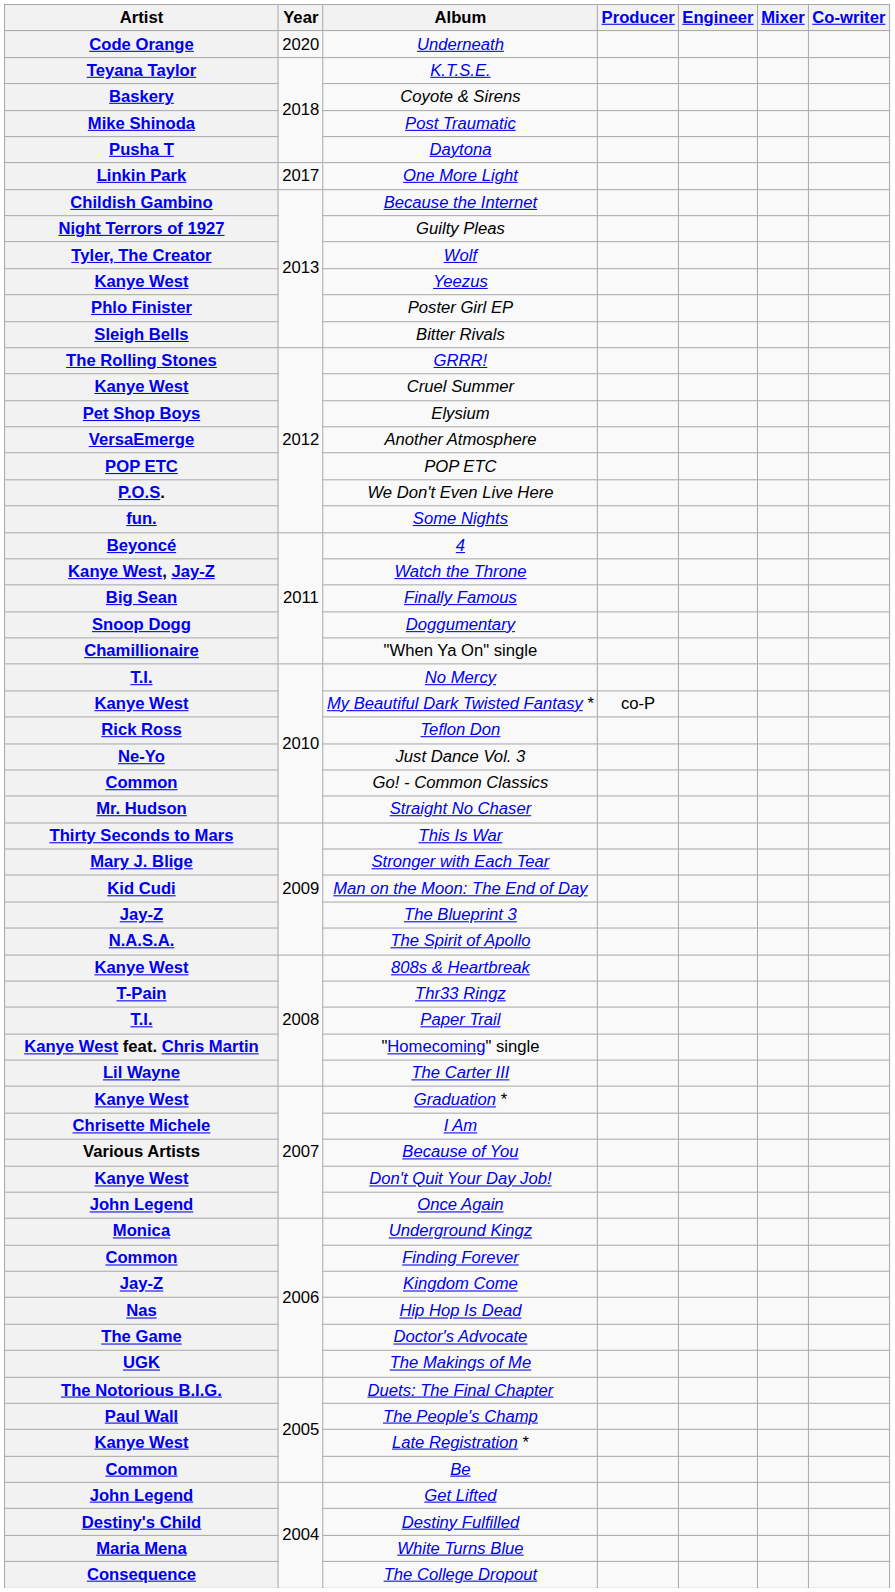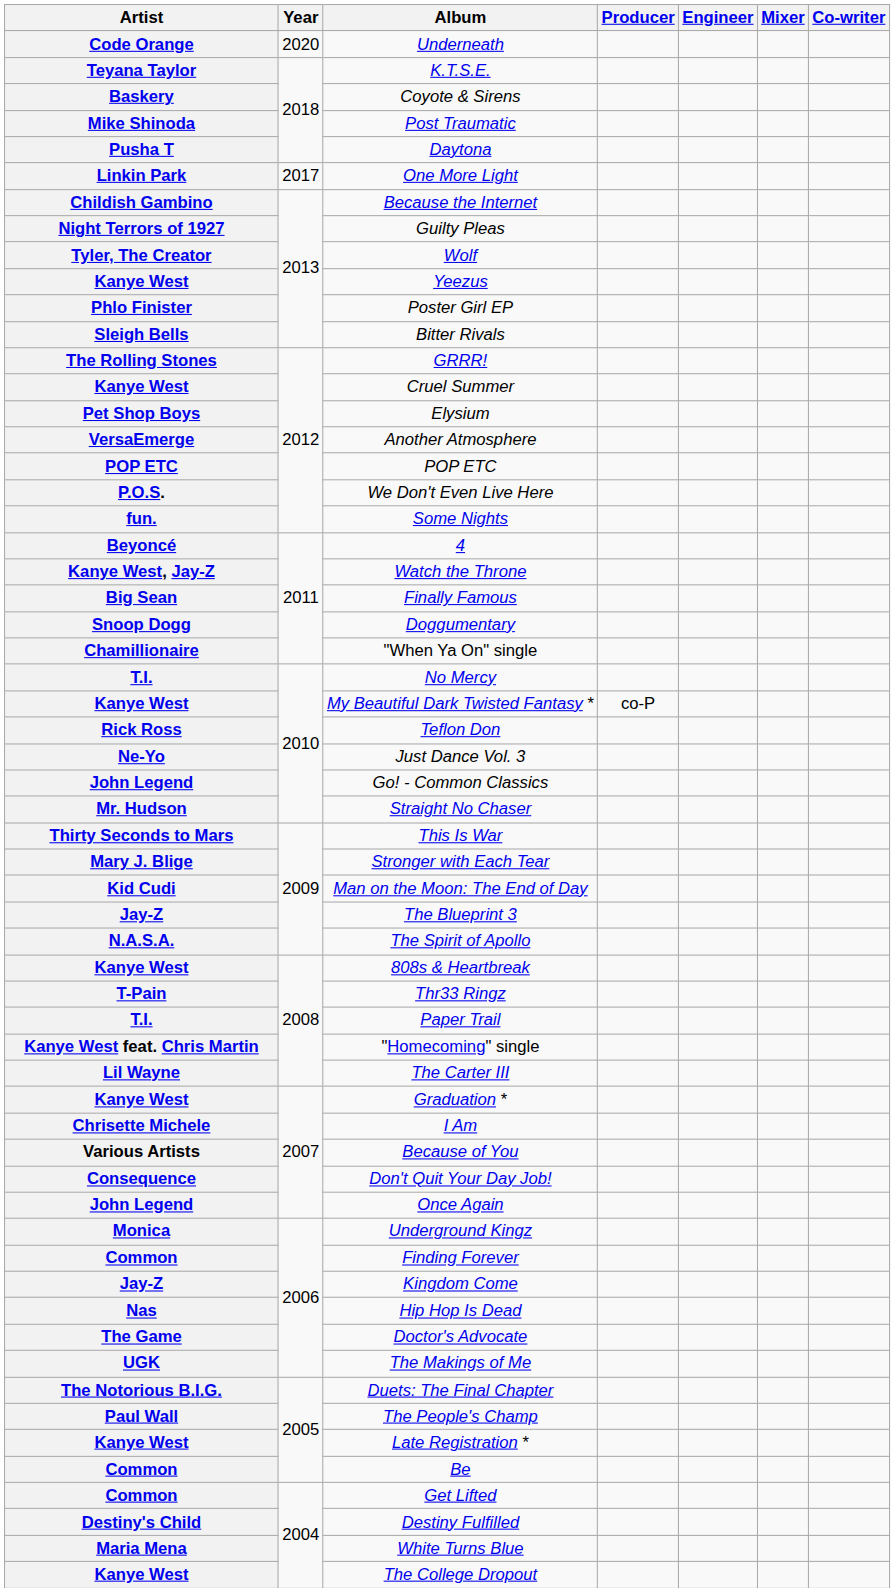(141, 783) Common -> (141, 783) John Legend
(141, 1178) Kanye West -> (141, 1178) Consequence
(141, 1495) John Legend -> (141, 1495) Common
(141, 1574) Consequence -> (141, 1574) Kanye West
